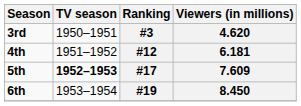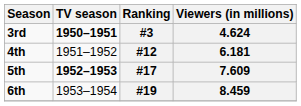(86, 33) normal -> (86, 33) bold
(235, 33) 4.620 -> (235, 33) 4.624
(235, 91) 8.450 -> (235, 91) 8.459
